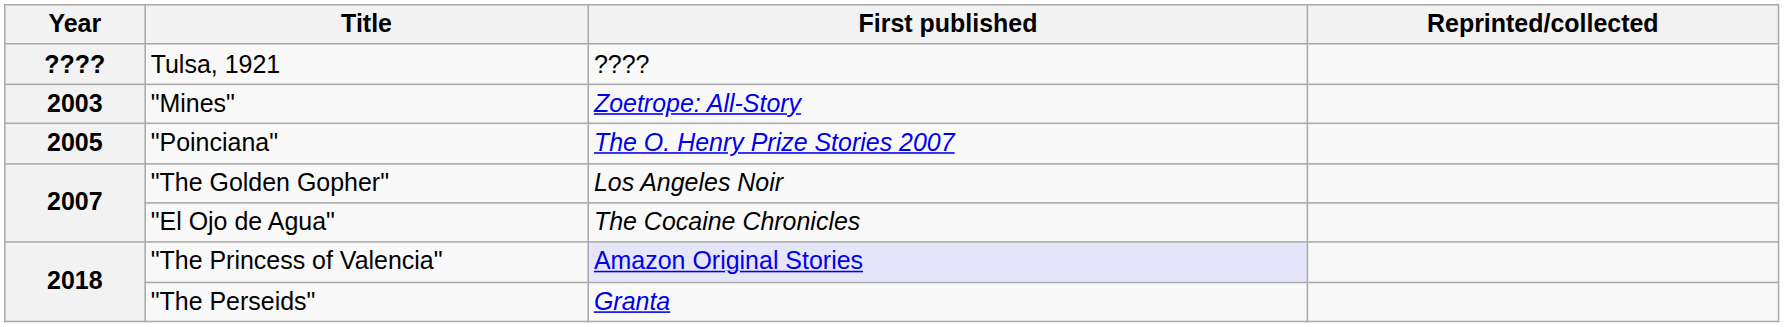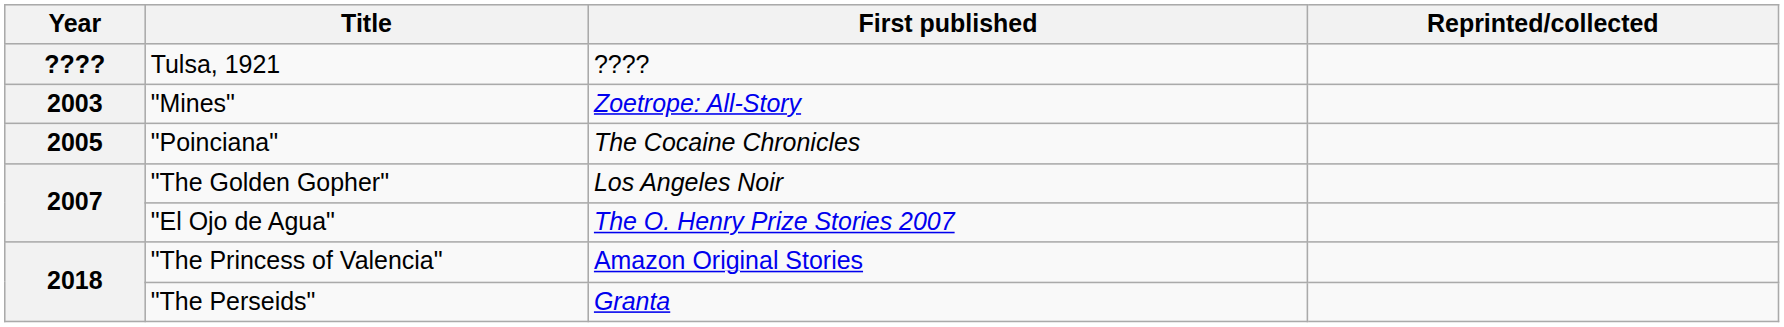(774, 143) The O. Henry Prize Stories 2007 -> (727, 143) The Cocaine Chronicles
(727, 222) The Cocaine Chronicles -> (774, 222) The O. Henry Prize Stories 2007
(728, 261) lavender background -> (728, 261) no background
